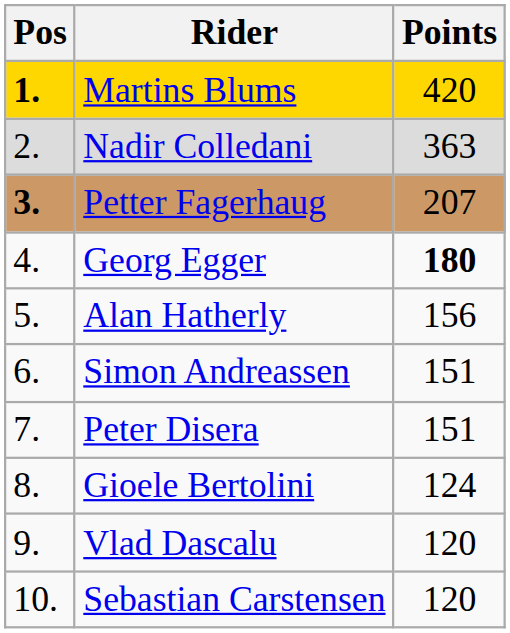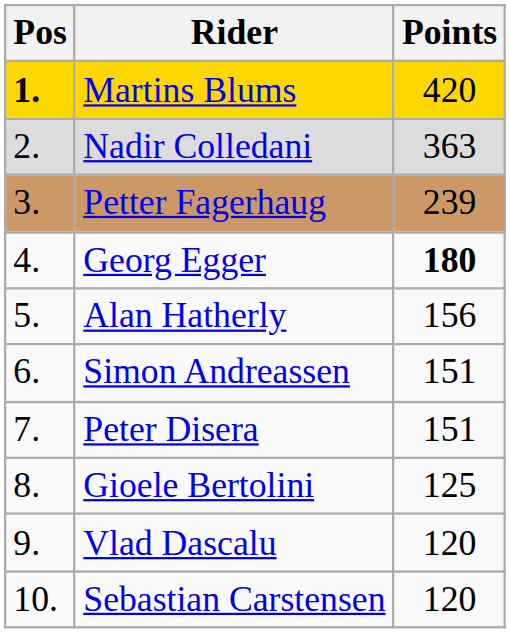(27, 202) bold -> (27, 202) normal
(450, 202) 207 -> (450, 202) 239
(450, 485) 124 -> (450, 485) 125
